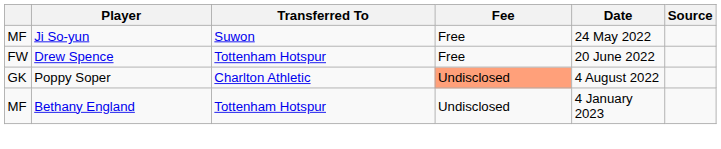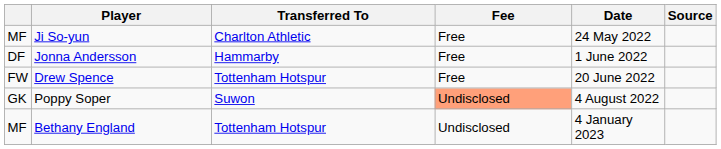(235, 36) Suwon -> (262, 36) Charlton Athletic
+ row: (85, 57)
(262, 78) Charlton Athletic -> (235, 99) Suwon
